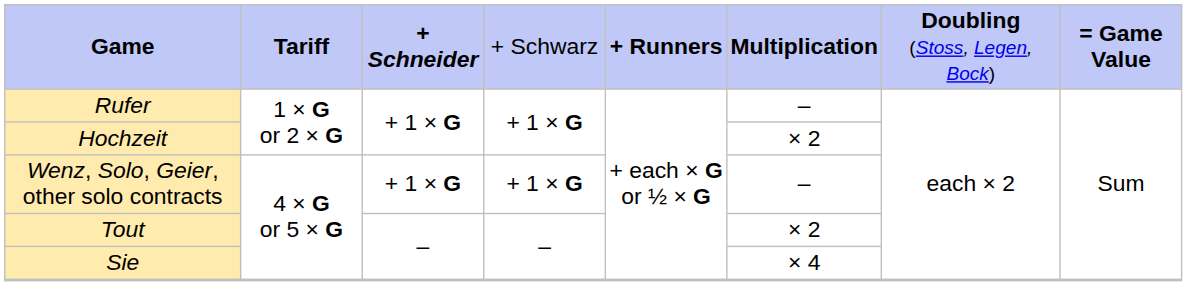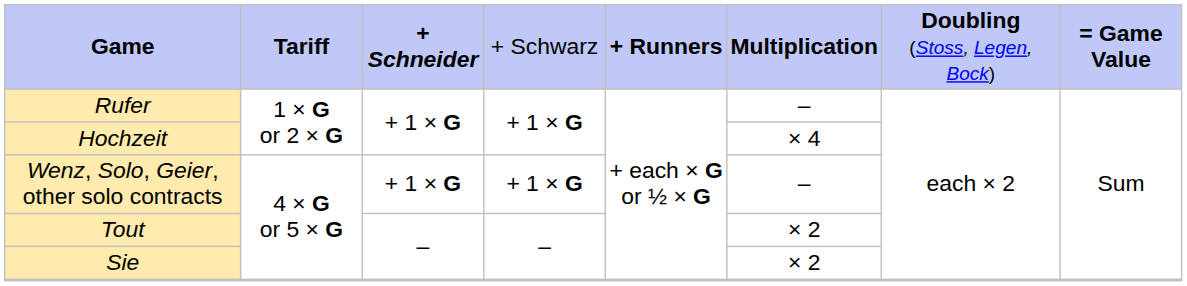(804, 138) × 2 -> (804, 138) × 4
(804, 262) × 4 -> (804, 262) × 2
